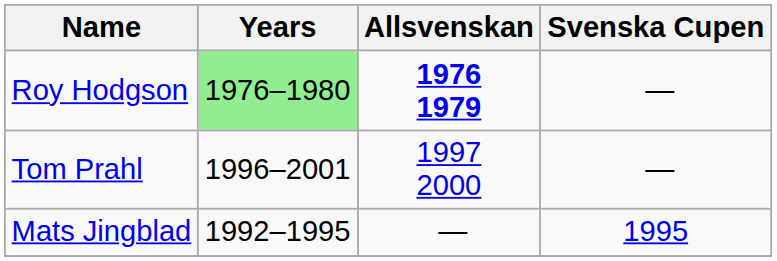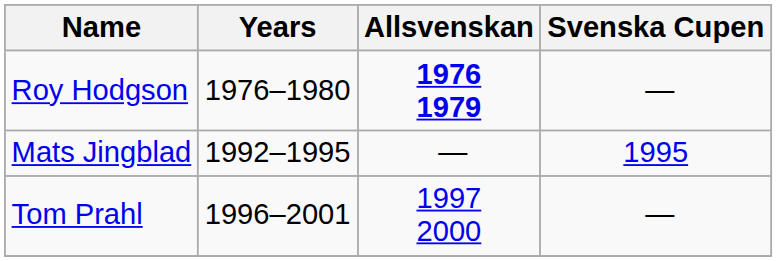(278, 90) lightgreen background -> (278, 90) no background
rows swapped: (101, 231) <-> (77, 169)
